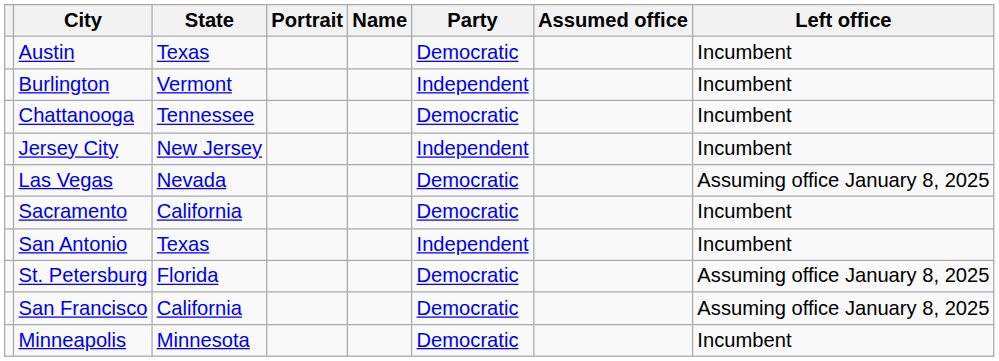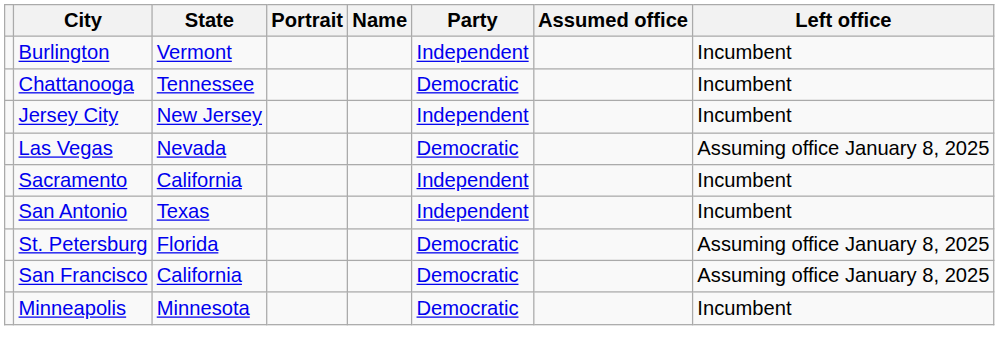- row: (47, 52)
(468, 212) Democratic -> (473, 180) Independent
